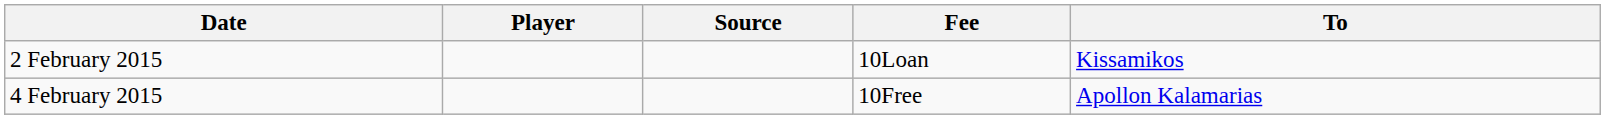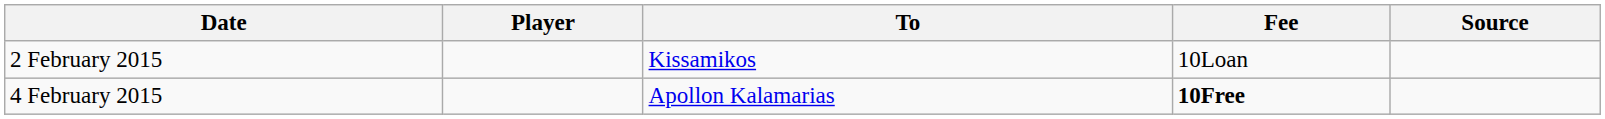columns swapped: (1335, 22) <-> (748, 22)
(890, 95) normal -> (1211, 95) bold
